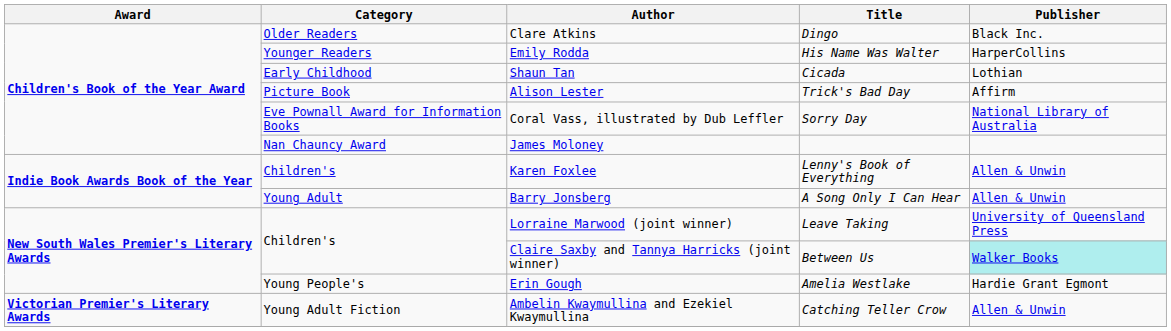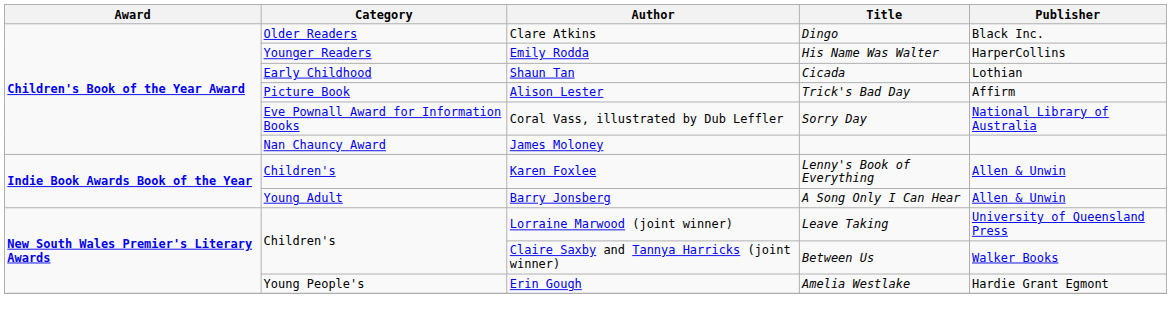(1015, 257) paleturquoise background -> (1015, 257) no background
- row: (621, 310)
